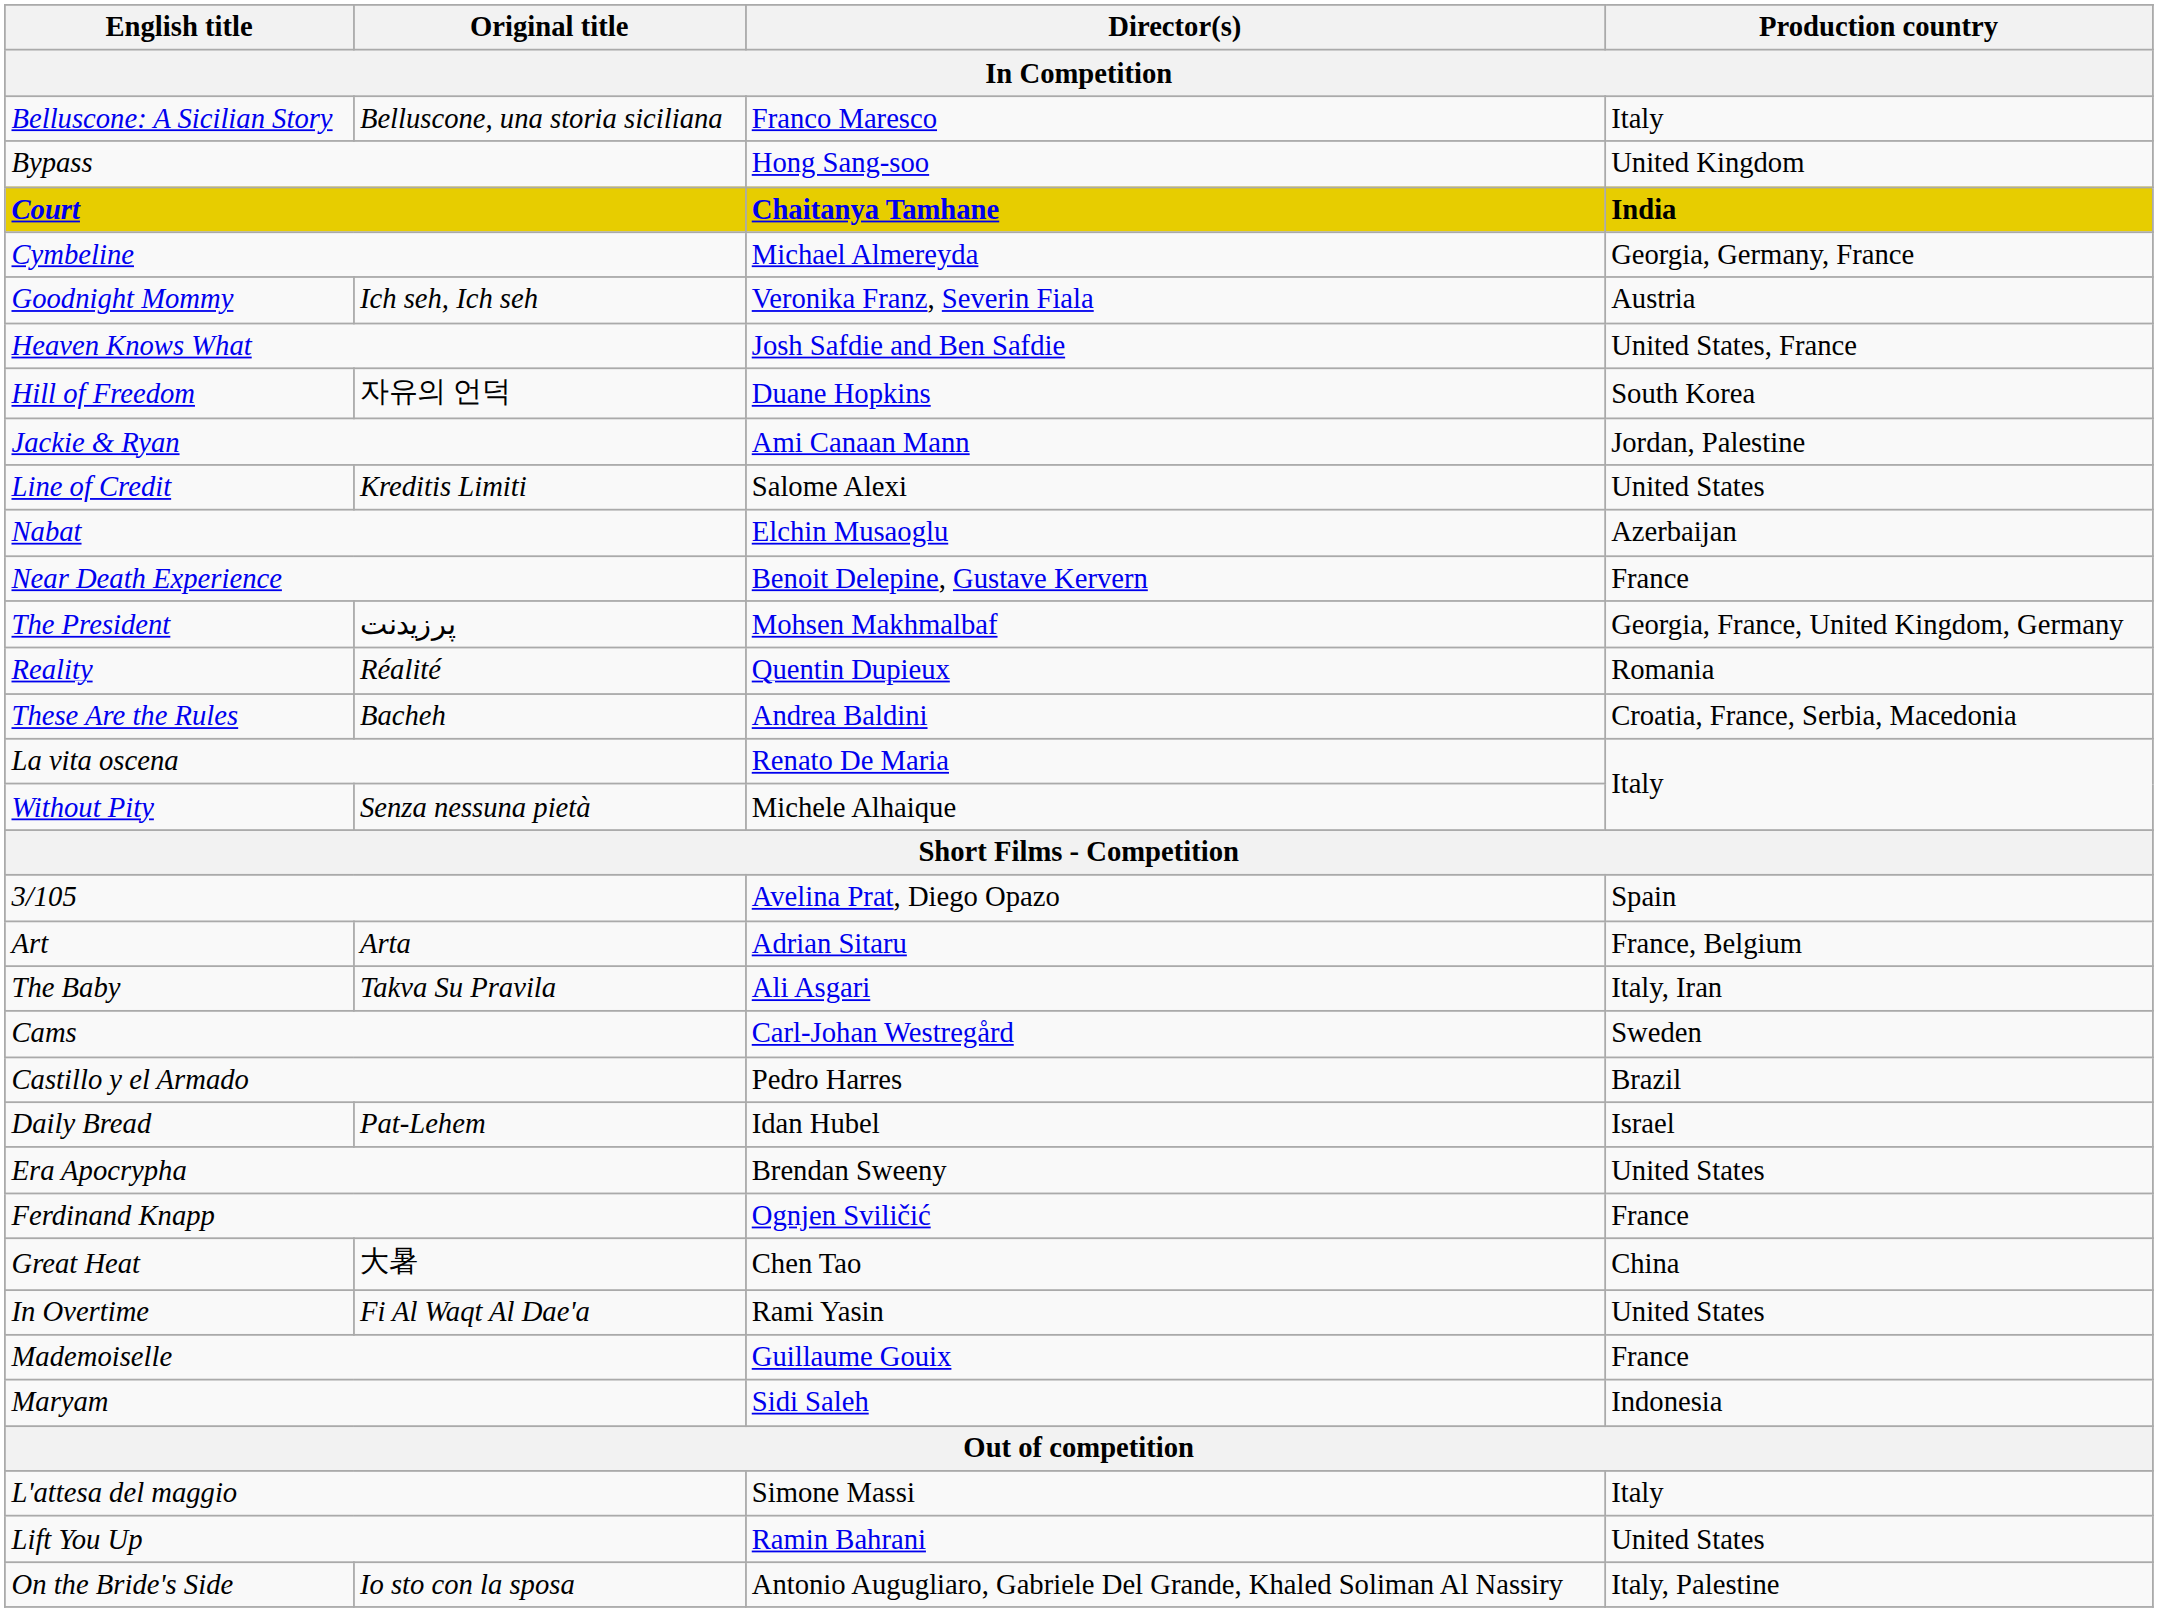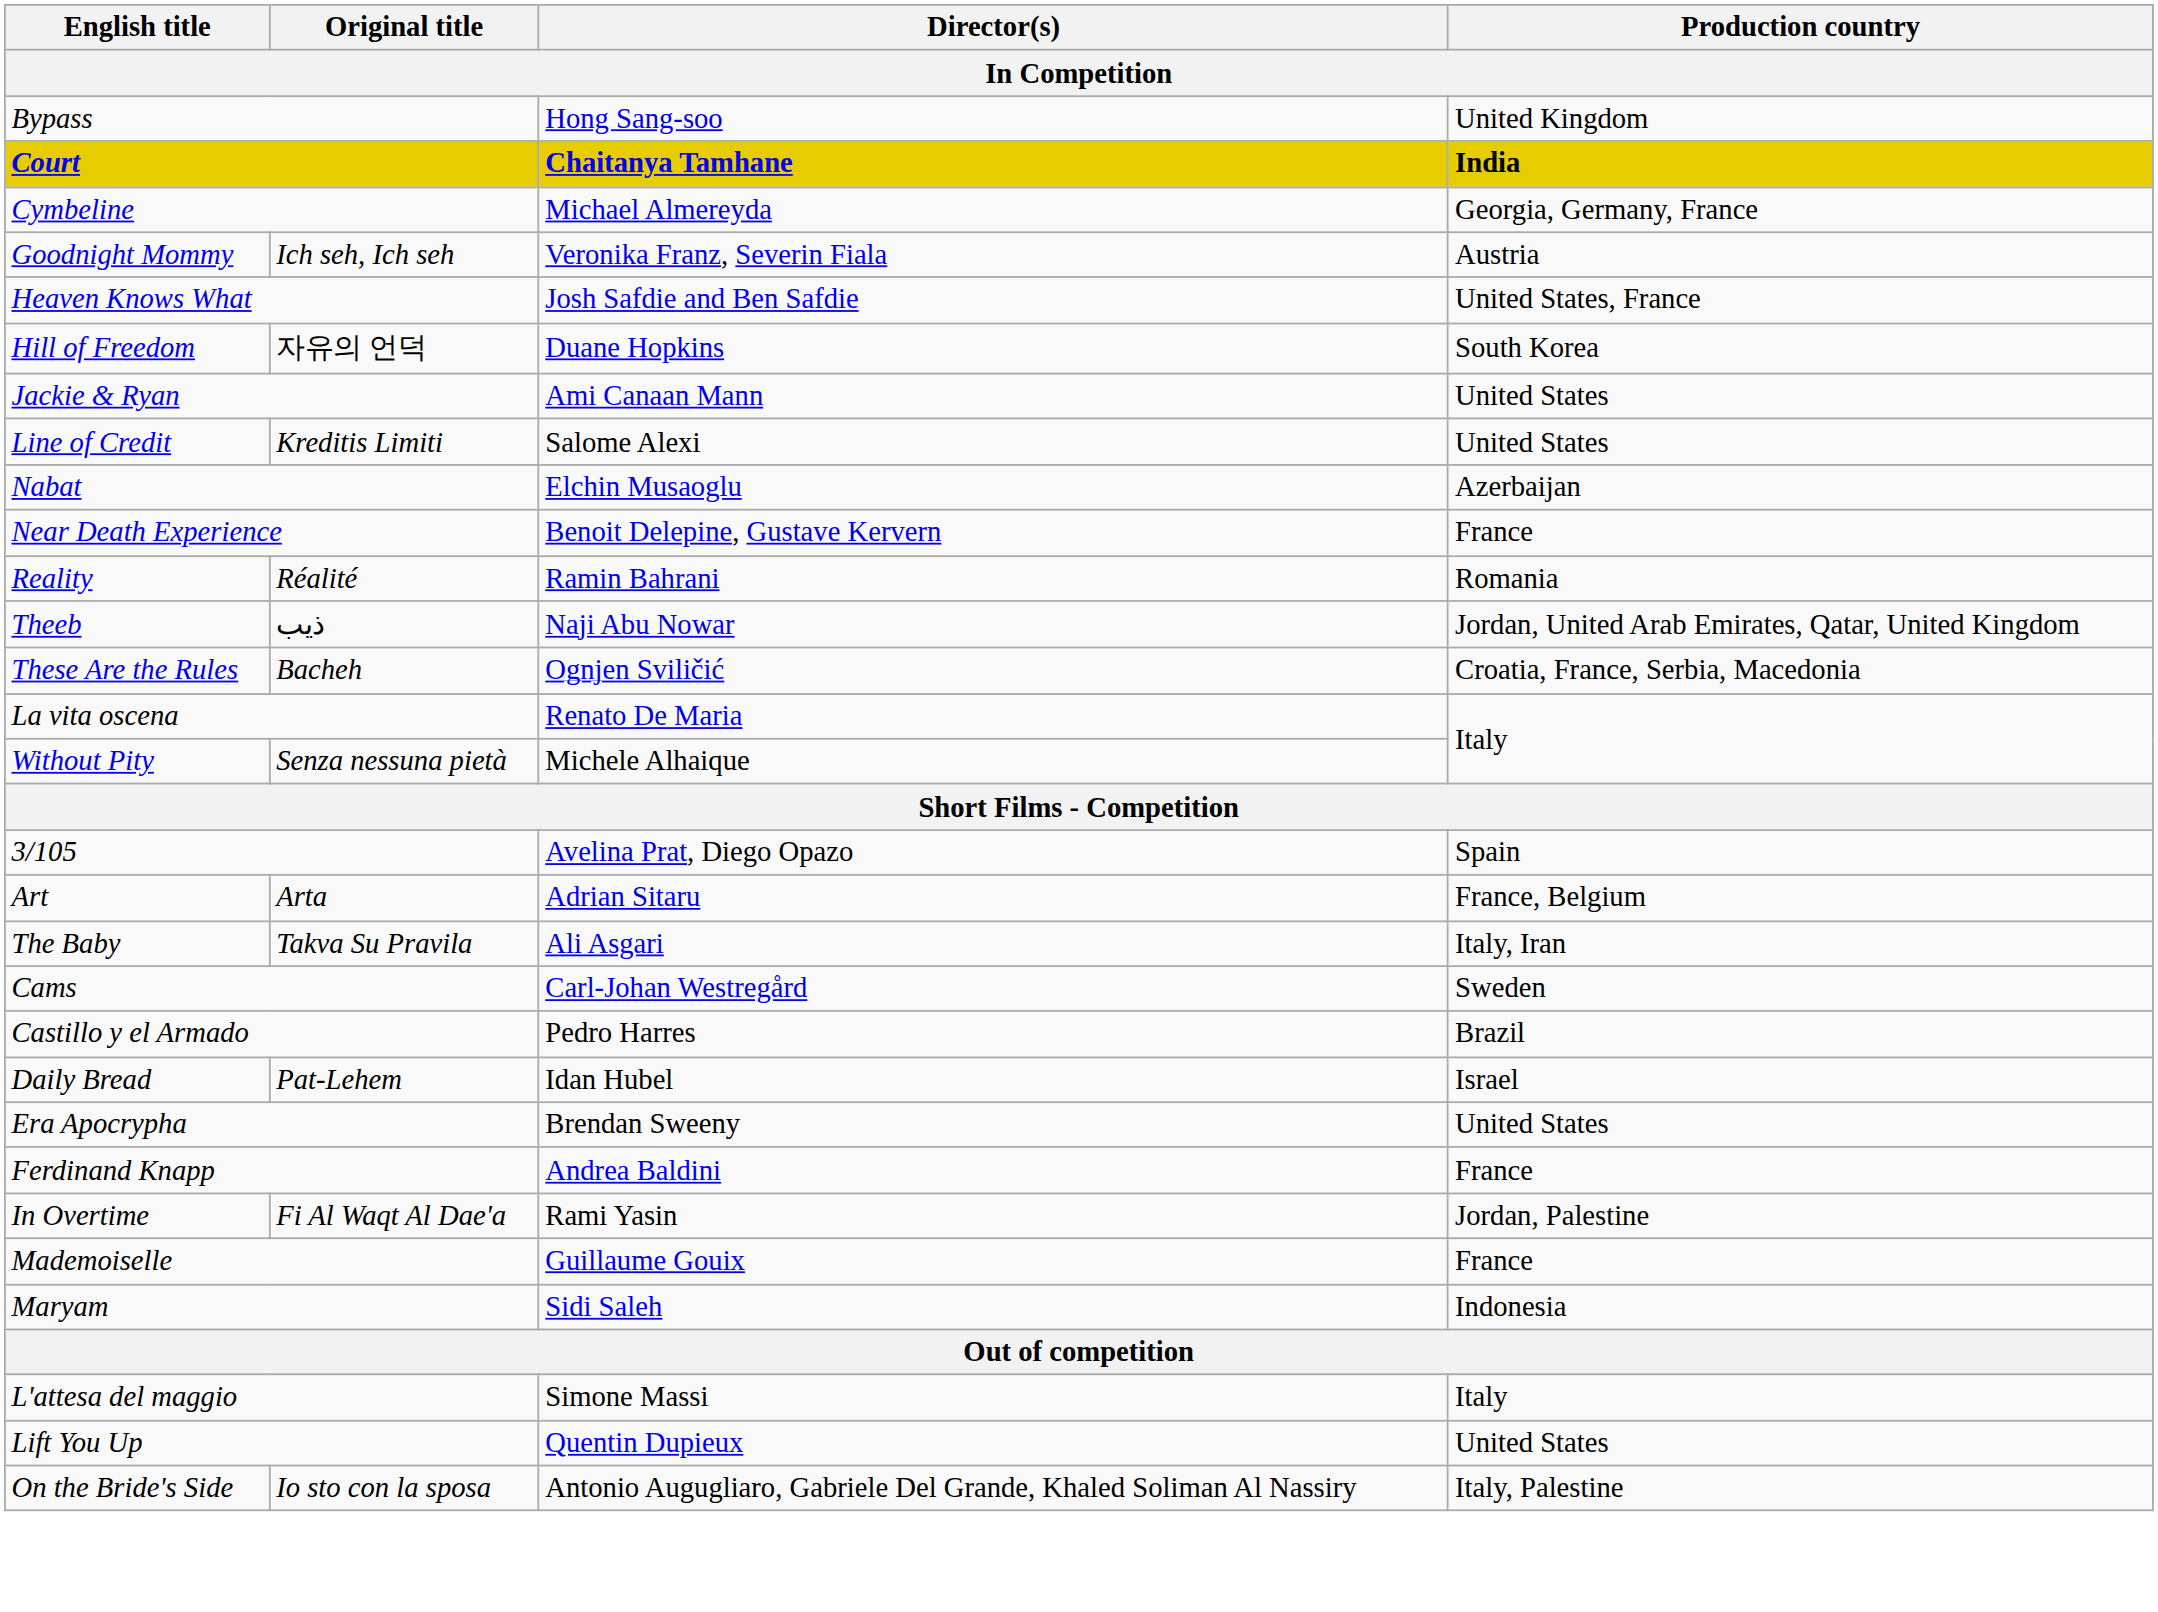- row: (172, 118)
(1708, 441) Jordan, Palestine -> (1532, 395) United States
- row: (91, 623)
(851, 670) Quentin Dupieux -> (632, 577) Ramin Bahrani
+ row: (46, 623)
(840, 715) Andrea Baldini -> (635, 670) Ognjen Sviličić
(841, 1215) Ognjen Sviličić -> (633, 1169) Andrea Baldini
- row: (76, 1263)
(1688, 1311) United States -> (1552, 1215) Jordan, Palestine
(839, 1538) Ramin Bahrani -> (644, 1442) Quentin Dupieux
